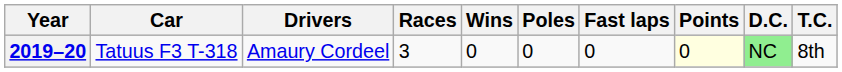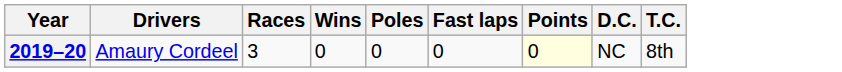- column: (167, 20)
(763, 51) lightgreen background -> (611, 51) no background
